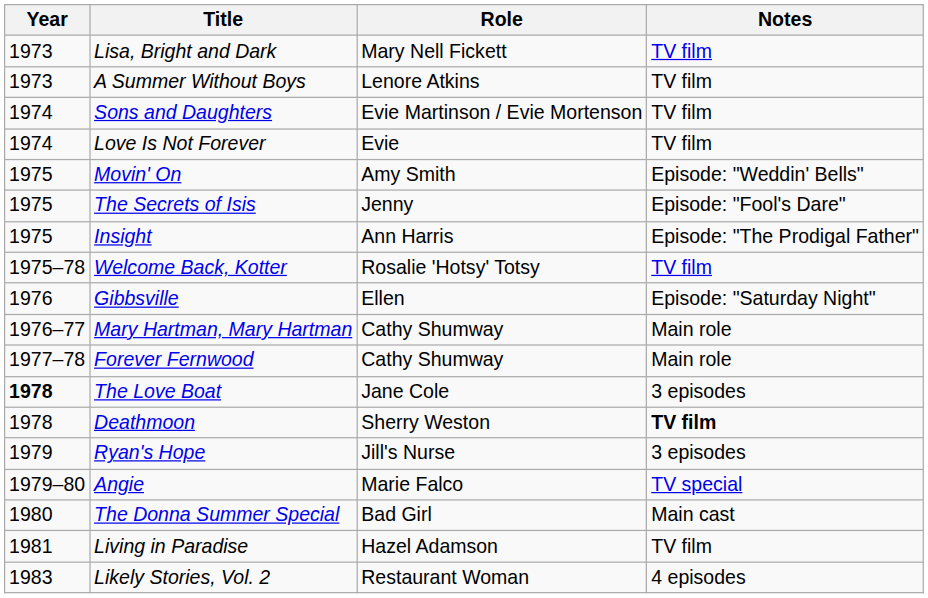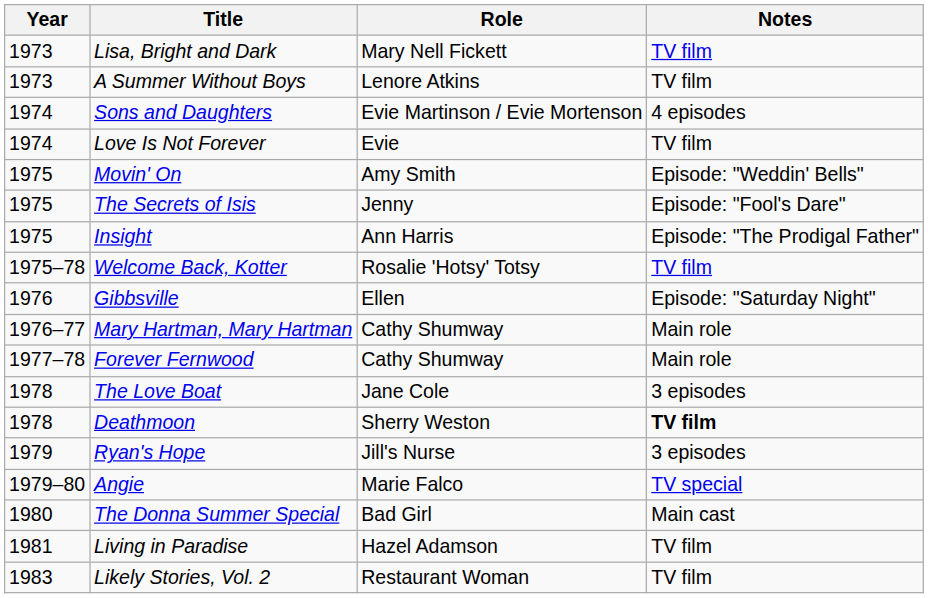(682, 112) TV film -> (698, 112) 4 episodes
(31, 391) bold -> (31, 391) normal
(698, 577) 4 episodes -> (682, 577) TV film
